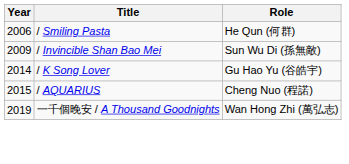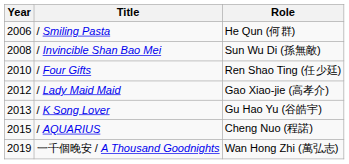(19, 51) 2009 -> (19, 51) 2008
+ row: (64, 70)
+ row: (79, 90)
(19, 70) 2014 -> (19, 110) 2013
